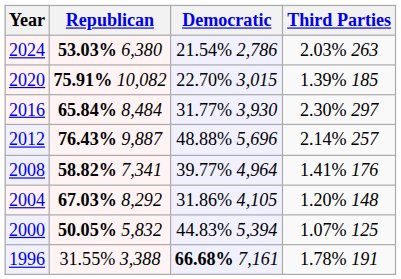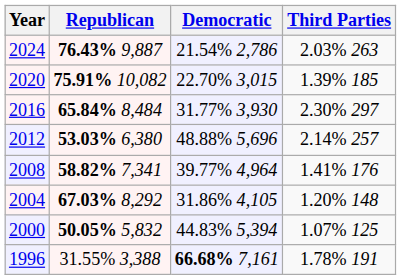(110, 50) 53.03% 6,380 -> (110, 50) 76.43% 9,887
(110, 139) 76.43% 9,887 -> (110, 139) 53.03% 6,380
